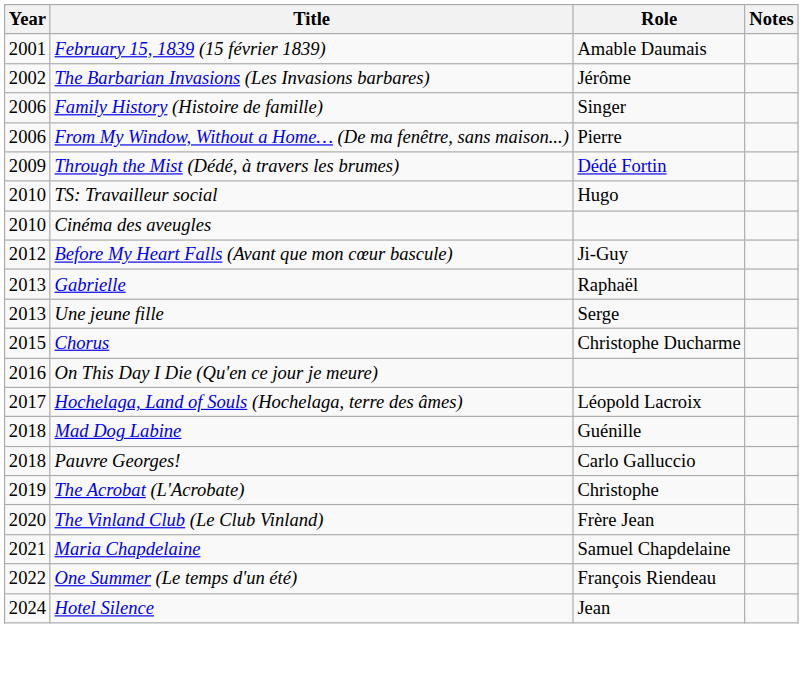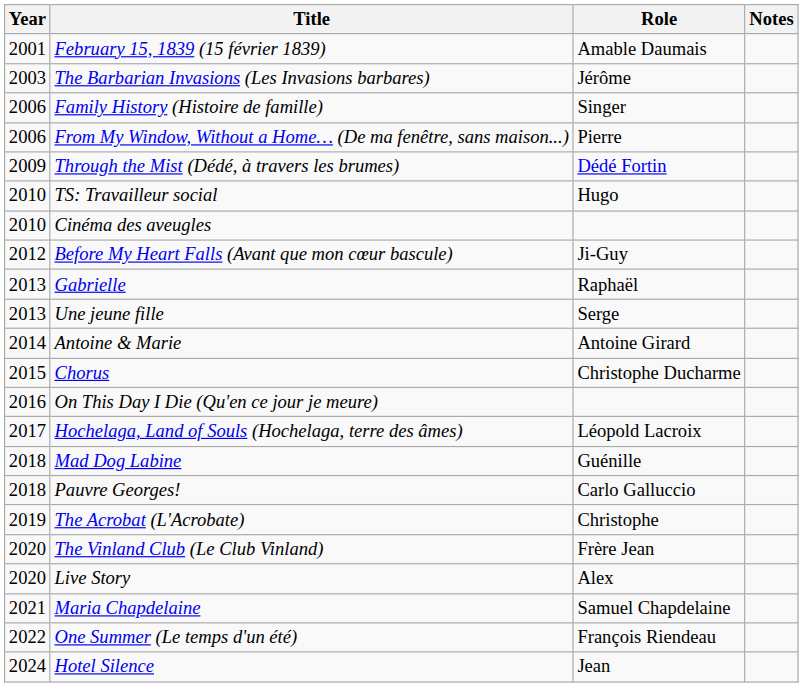(27, 78) 2002 -> (27, 78) 2003
+ row: (118, 343)
+ row: (92, 578)
